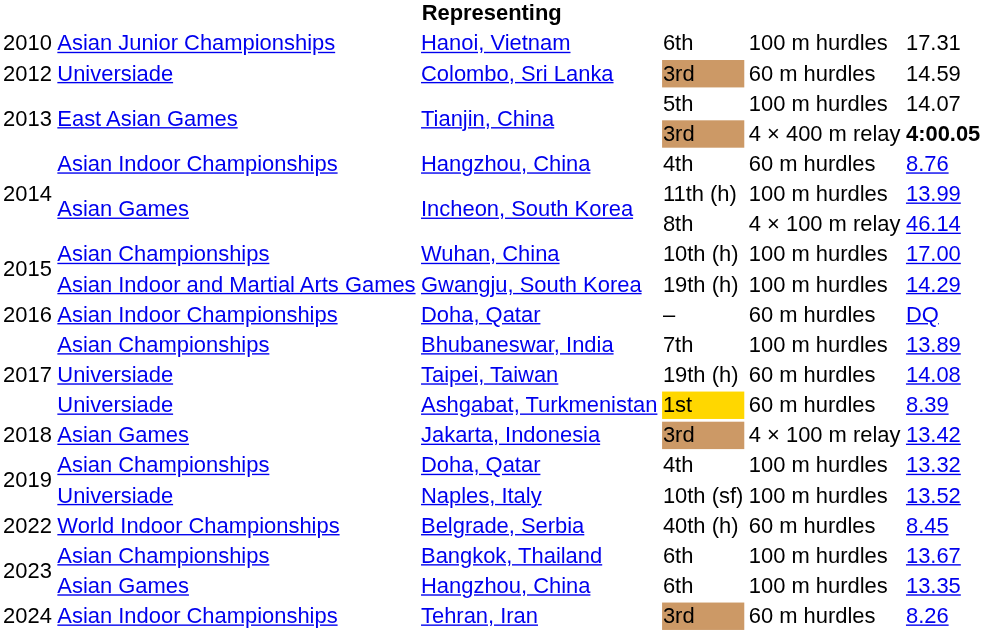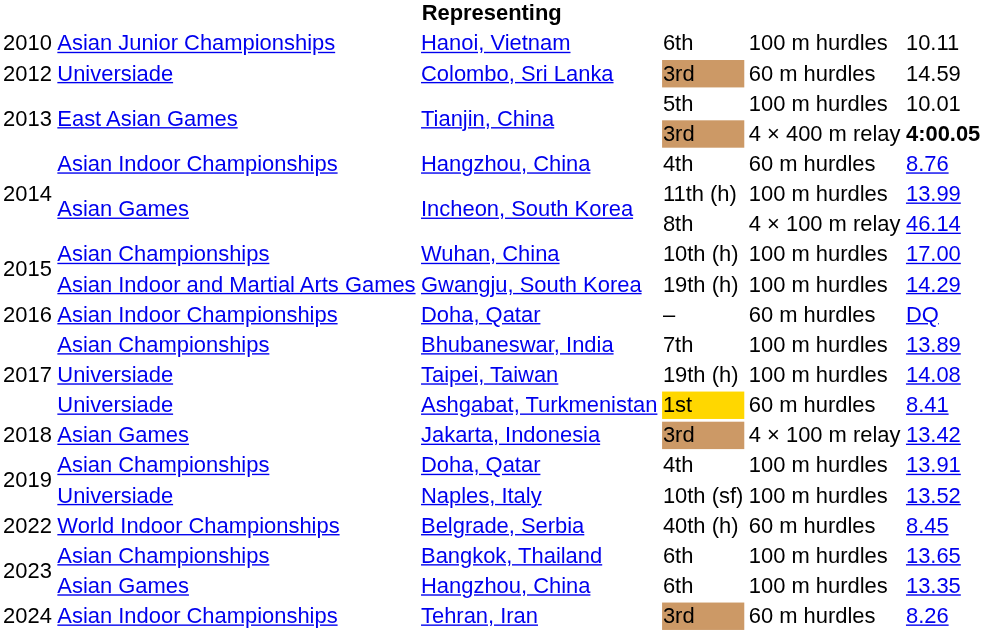(933, 43) 17.31 -> (933, 43) 10.11
(933, 103) 14.07 -> (933, 103) 10.01
(812, 374) 60 m hurdles -> (818, 374) 100 m hurdles
(927, 405) 8.39 -> (927, 405) 8.41
(933, 465) 13.32 -> (933, 465) 13.91
(933, 555) 13.67 -> (933, 555) 13.65
